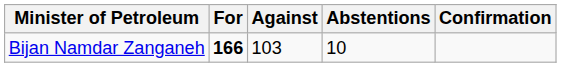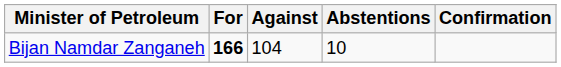(267, 47) 103 -> (267, 47) 104
